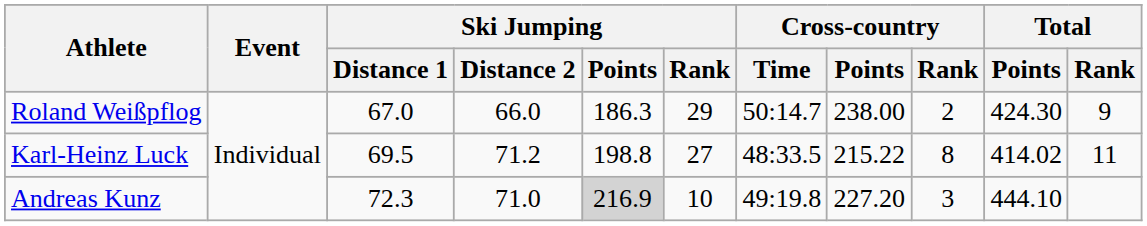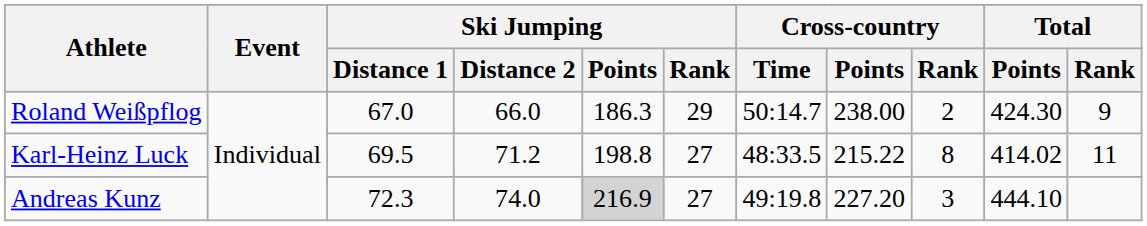(518, 198) 71.0 -> (518, 198) 74.0
(700, 198) 10 -> (700, 198) 27
